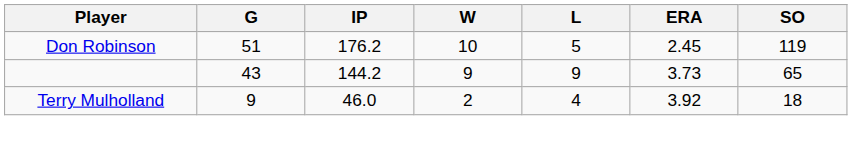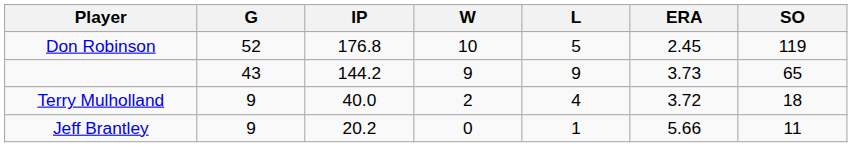(251, 45) 51 -> (251, 45) 52
(359, 45) 176.2 -> (359, 45) 176.8
(359, 100) 46.0 -> (359, 100) 40.0
(684, 100) 3.92 -> (684, 100) 3.72
+ row: (101, 127)
